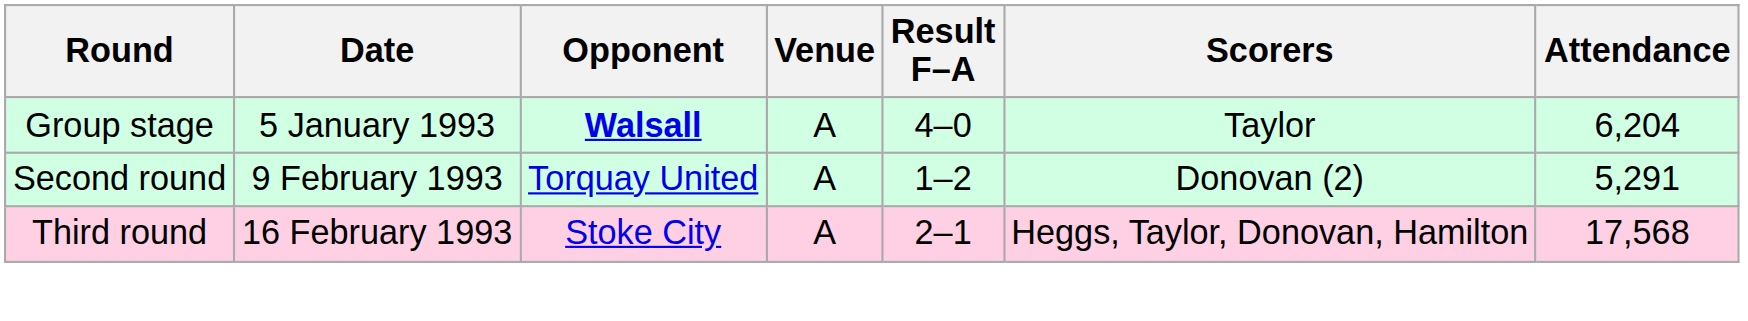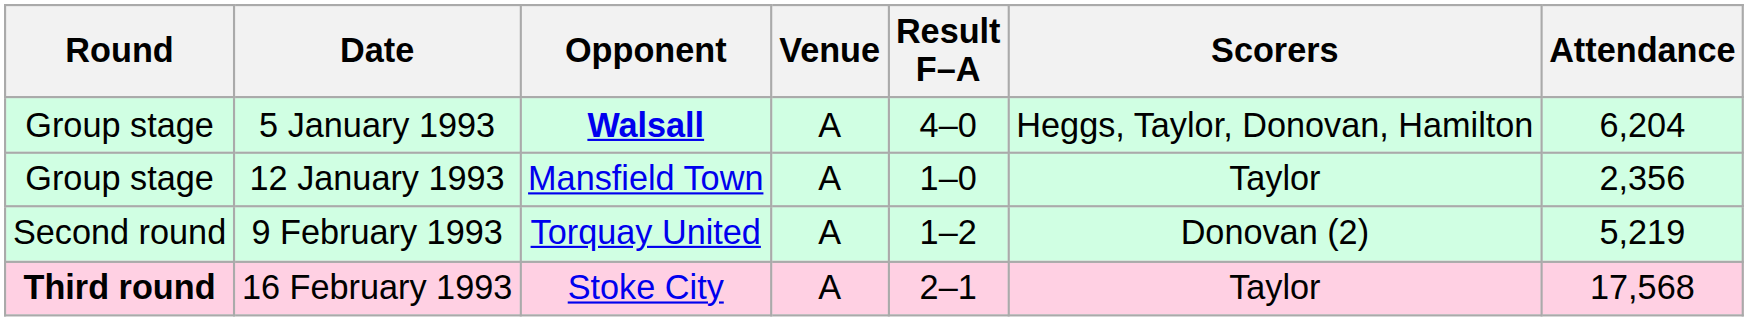(1270, 124) Taylor -> (1275, 124) Heggs, Taylor, Donovan, Hamilton
+ row: (377, 178)
(1637, 178) 5,291 -> (1642, 233) 5,219
(120, 233) normal -> (120, 287) bold
(1270, 233) Heggs, Taylor, Donovan, Hamilton -> (1275, 287) Taylor
